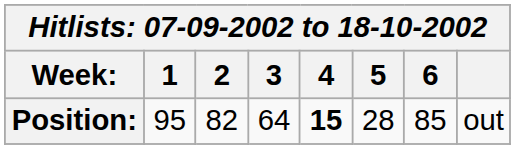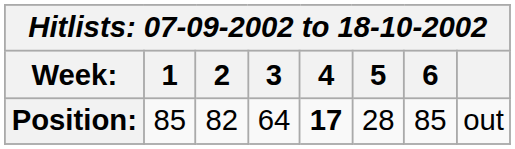(170, 120) 95 -> (170, 120) 85
(326, 120) 15 -> (326, 120) 17
